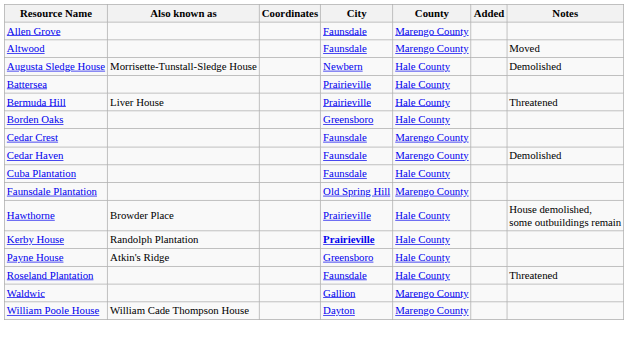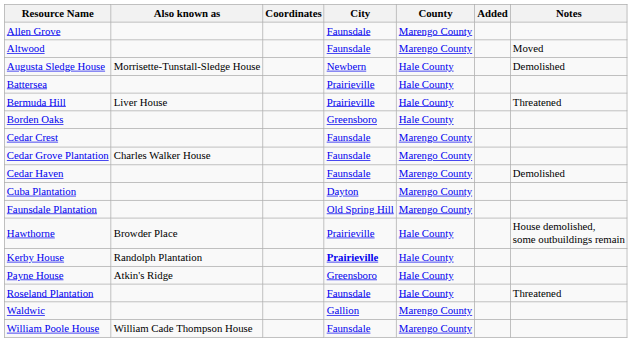+ row: (58, 155)
(345, 173) Faunsdale -> (343, 191) Dayton
(423, 173) Hale County -> (436, 191) Marengo County
(339, 311) Dayton -> (349, 328) Faunsdale
